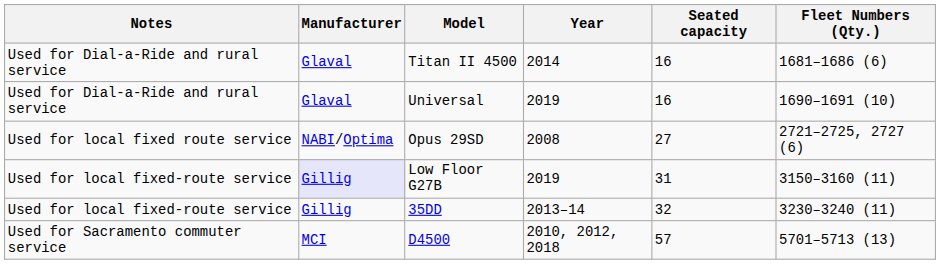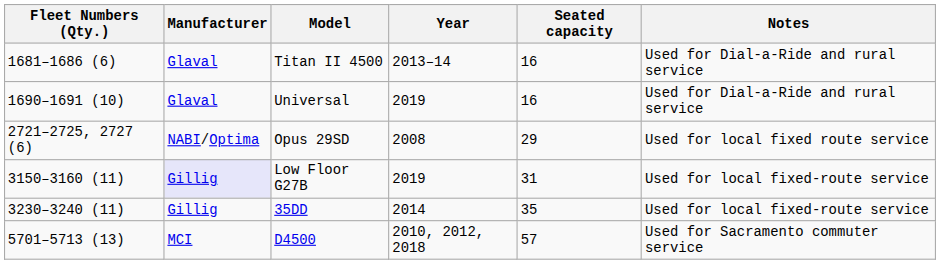columns swapped: (856, 24) <-> (151, 24)
(543, 63) 2014 -> (422, 63) 2013–14
(663, 140) 27 -> (529, 140) 29
(556, 209) 2013–14 -> (409, 209) 2014
(663, 209) 32 -> (529, 209) 35
